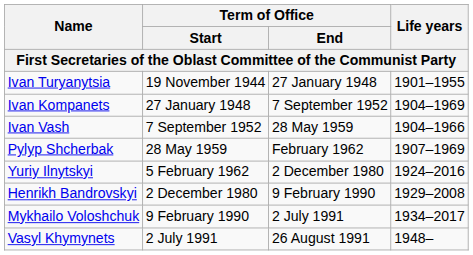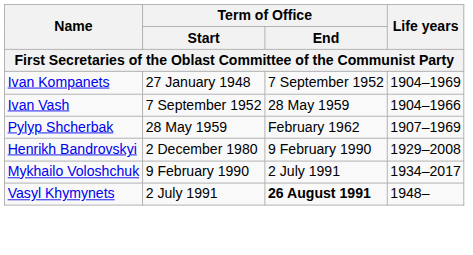- row: (59, 82)
- row: (50, 171)
(321, 238) normal -> (319, 194) bold
